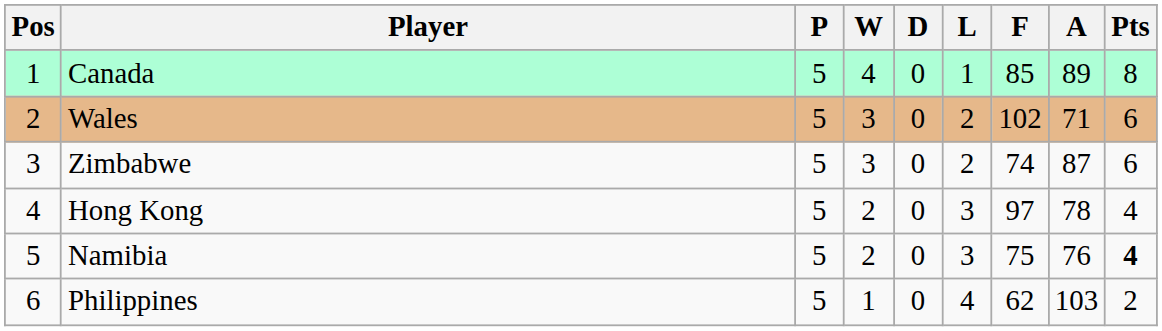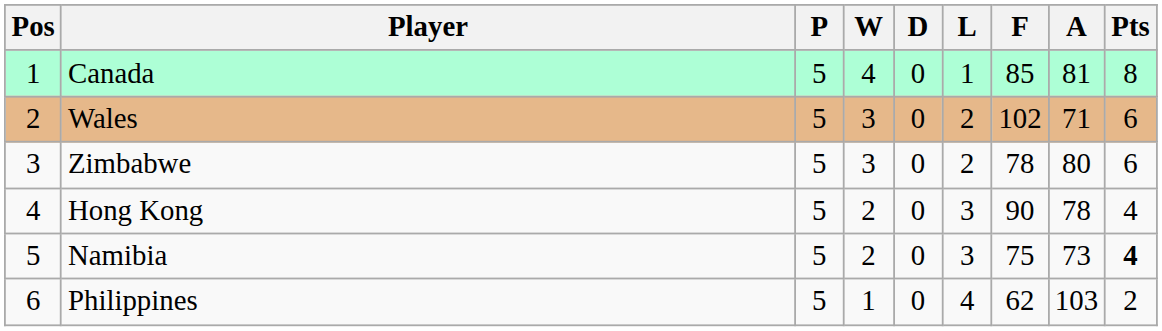(1076, 73) 89 -> (1076, 73) 81
(1020, 164) 74 -> (1020, 164) 78
(1076, 164) 87 -> (1076, 164) 80
(1020, 210) 97 -> (1020, 210) 90
(1076, 255) 76 -> (1076, 255) 73
